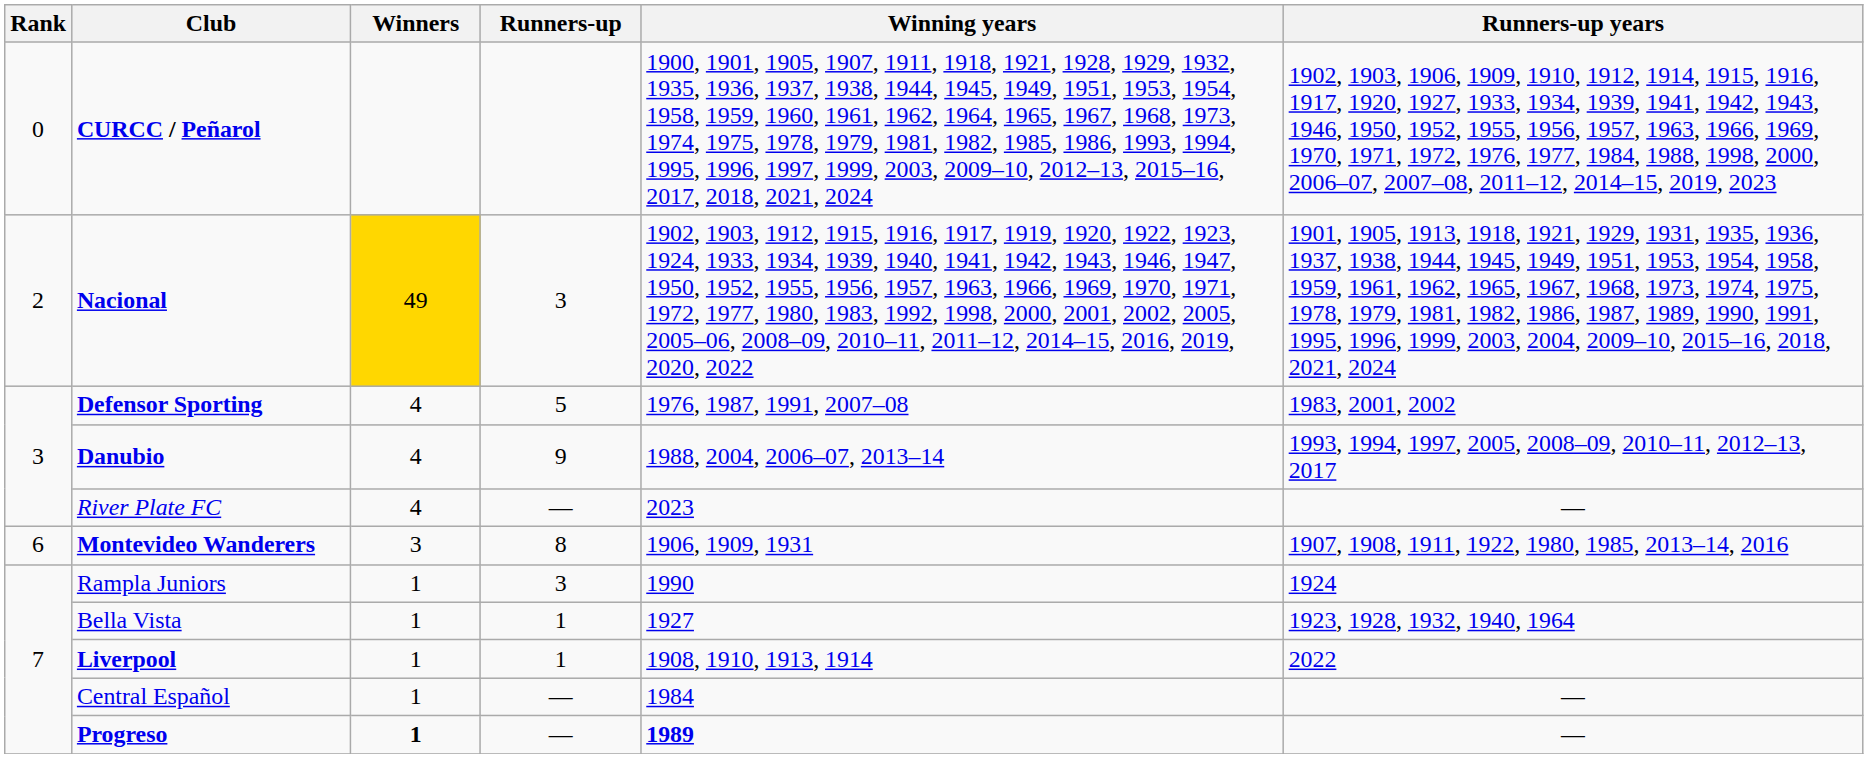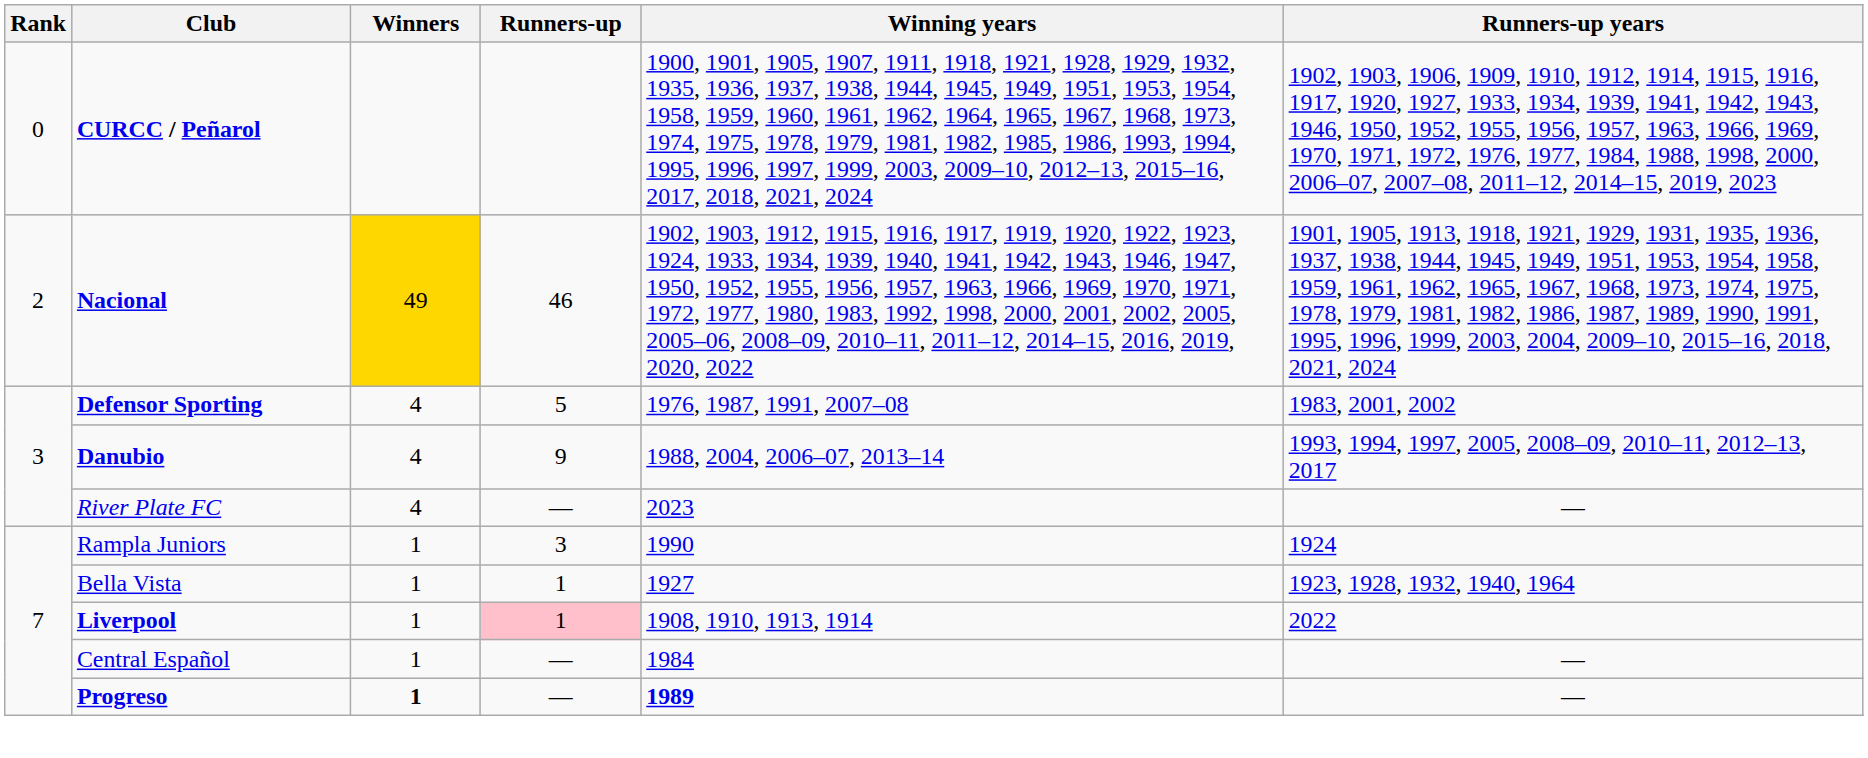(561, 300) 3 -> (561, 300) 46
- row: (196, 545)
(561, 658) no background -> (561, 620) pink background
